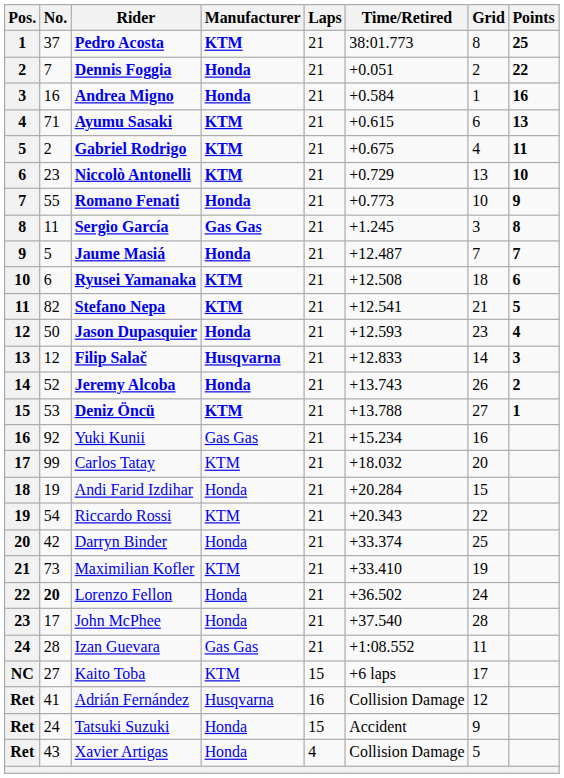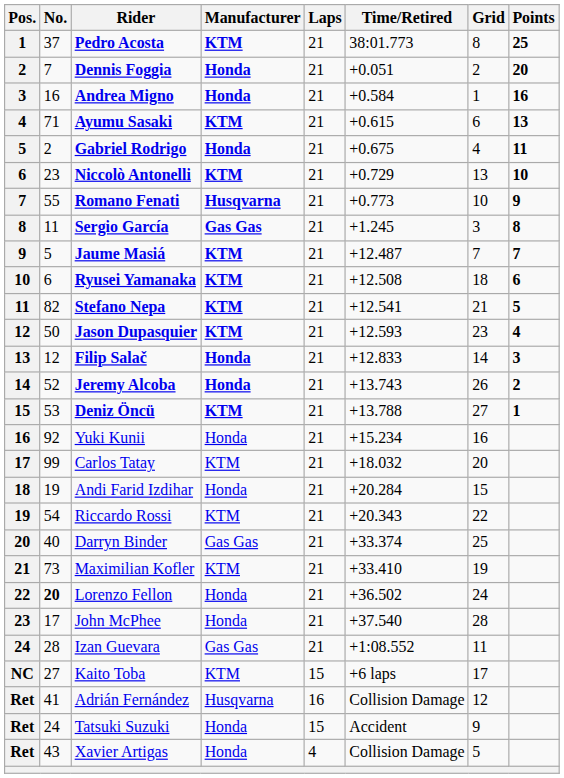(520, 69) 22 -> (520, 69) 20
(224, 148) KTM -> (228, 148) Honda
(228, 200) Honda -> (243, 200) Husqvarna
(228, 253) Honda -> (224, 253) KTM
(228, 332) Honda -> (224, 332) KTM
(243, 358) Husqvarna -> (228, 358) Honda
(231, 437) Gas Gas -> (226, 437) Honda
(52, 542) 42 -> (52, 542) 40
(226, 542) Honda -> (231, 542) Gas Gas
